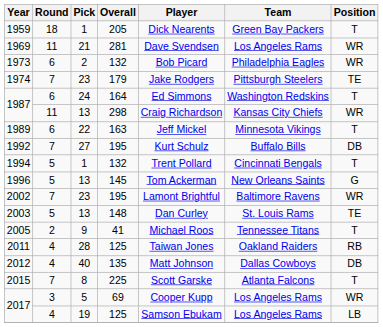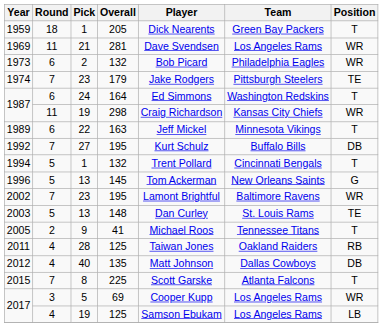(84, 113) 13 -> (84, 113) 19
